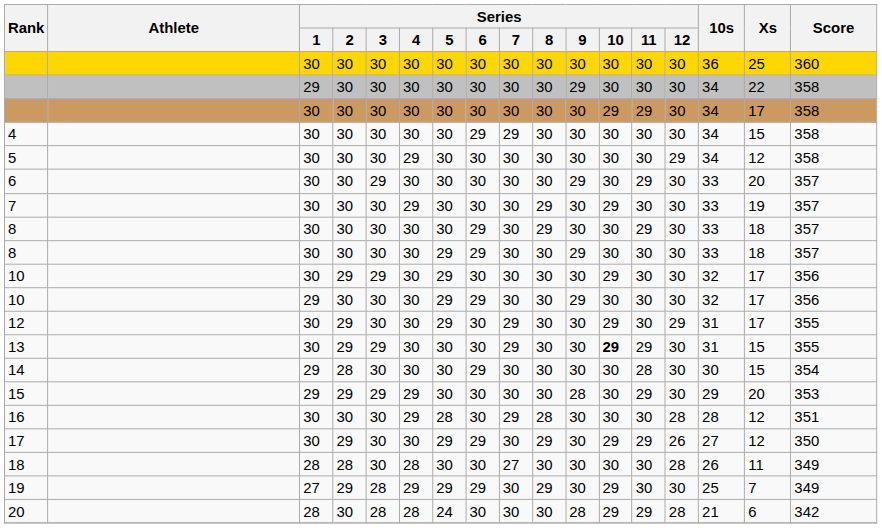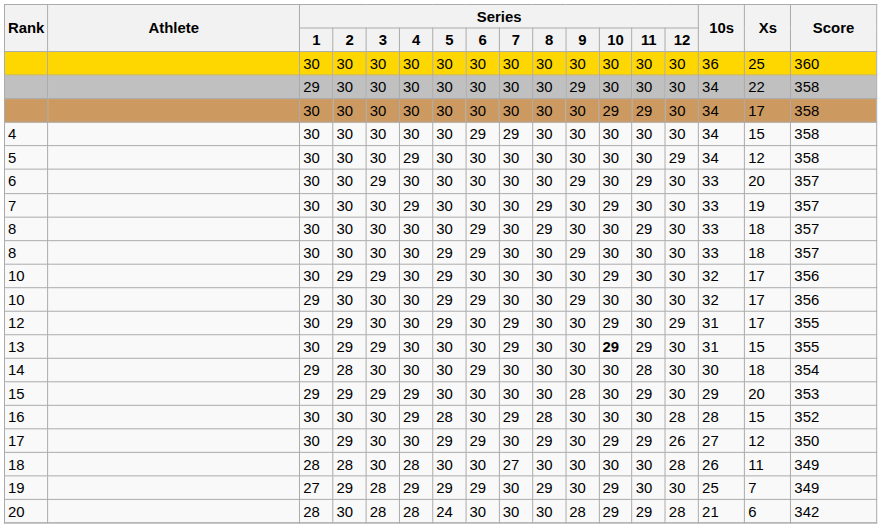(757, 370) 15 -> (757, 370) 18
(757, 417) 12 -> (757, 417) 15
(807, 417) 351 -> (807, 417) 352
